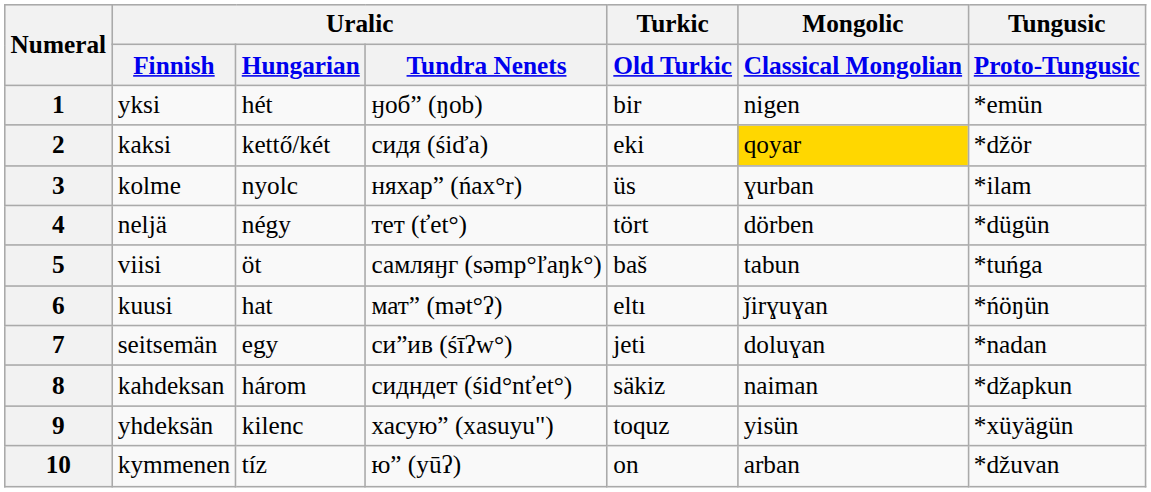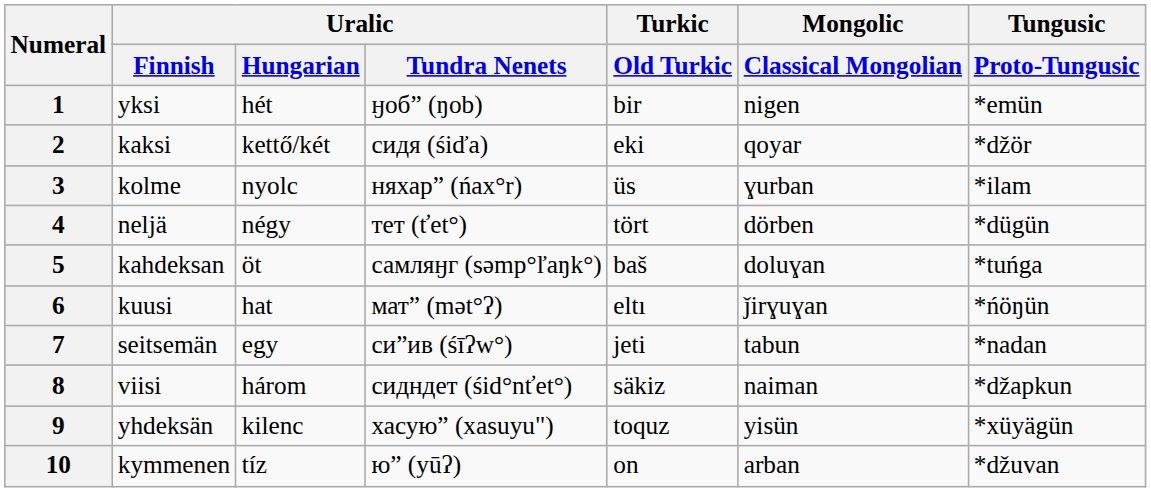(772, 144) gold background -> (772, 144) no background
(140, 265) viisi -> (171, 265) kahdeksan
(772, 265) tabun -> (784, 265) doluɣan
(784, 345) doluɣan -> (772, 345) tabun
(171, 385) kahdeksan -> (140, 385) viisi
